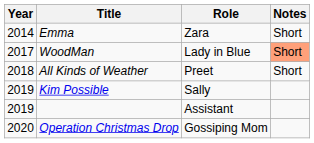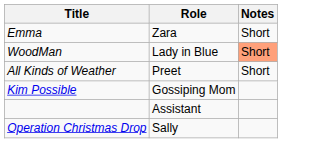- column: (20, 14)
(197, 90) Sally -> (194, 90) Gossiping Mom
(226, 128) Gossiping Mom -> (165, 128) Sally
